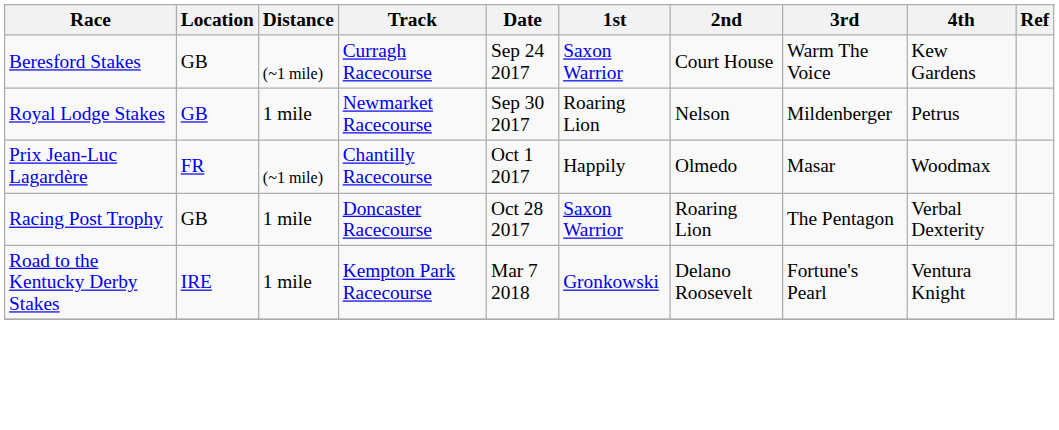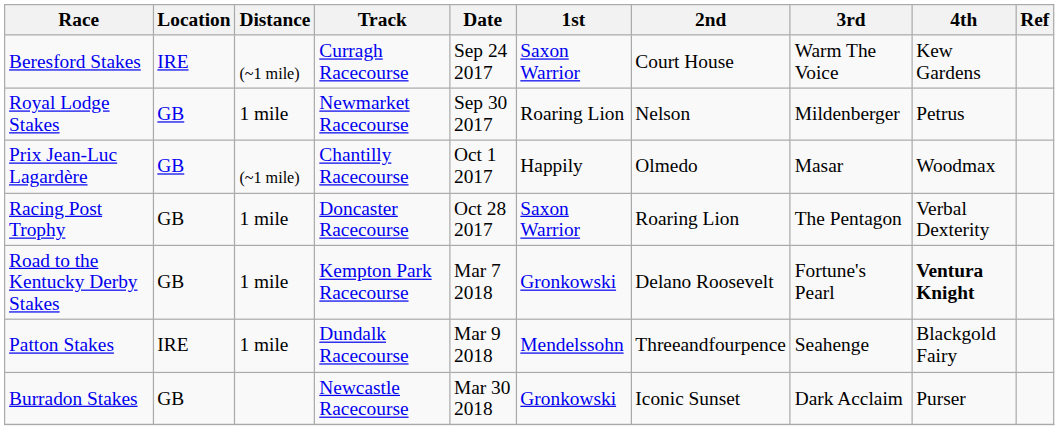(194, 61) GB -> (173, 61) IRE
(193, 166) FR -> (171, 166) GB
(196, 282) IRE -> (171, 282) GB
(941, 282) normal -> (950, 282) bold
+ row: (62, 345)
+ row: (73, 398)
